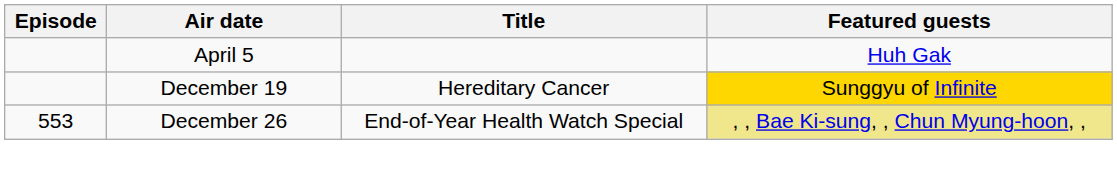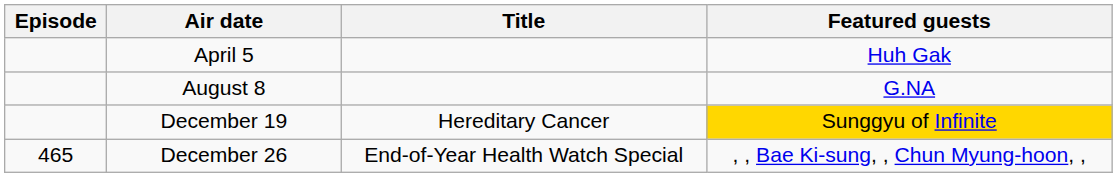+ row: (224, 88)
(56, 121) 553 -> (56, 155) 465
(909, 121) khaki background -> (909, 155) no background
